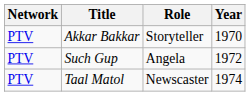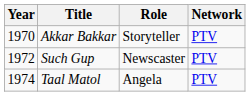columns swapped: (228, 15) <-> (33, 15)
(165, 58) Angela -> (154, 58) Newscaster
(177, 79) Newscaster -> (142, 79) Angela
